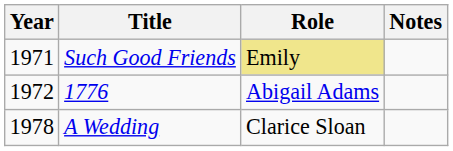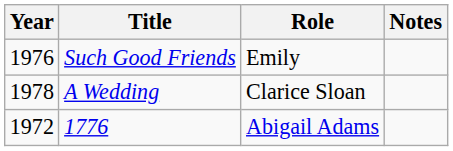(32, 57) 1971 -> (32, 57) 1976
(273, 57) khaki background -> (273, 57) no background
rows swapped: (86, 92) <-> (112, 127)
